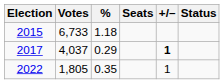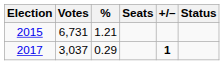(73, 32) 6,733 -> (73, 32) 6,731
(106, 32) 1.18 -> (106, 32) 1.21
(73, 50) 4,037 -> (73, 50) 3,037
- row: (30, 69)
